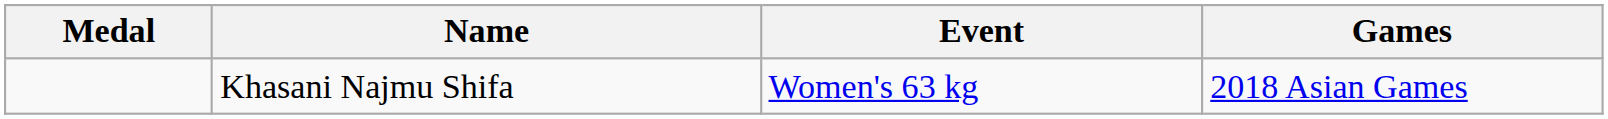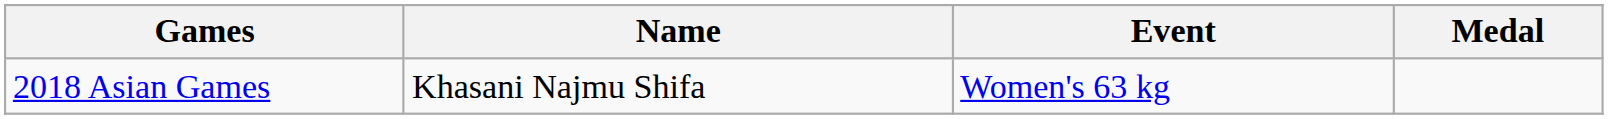columns swapped: (109, 31) <-> (1402, 31)
